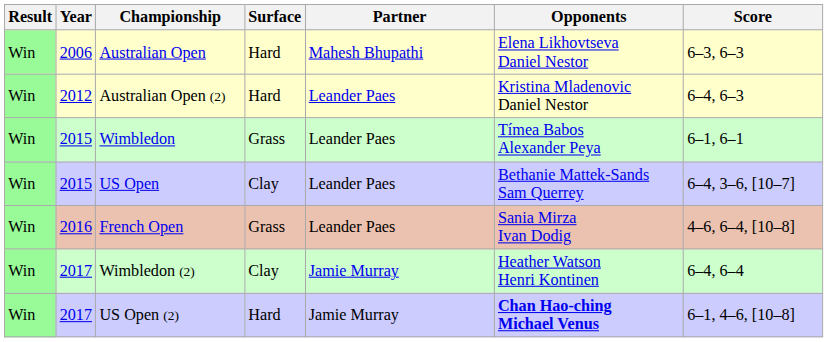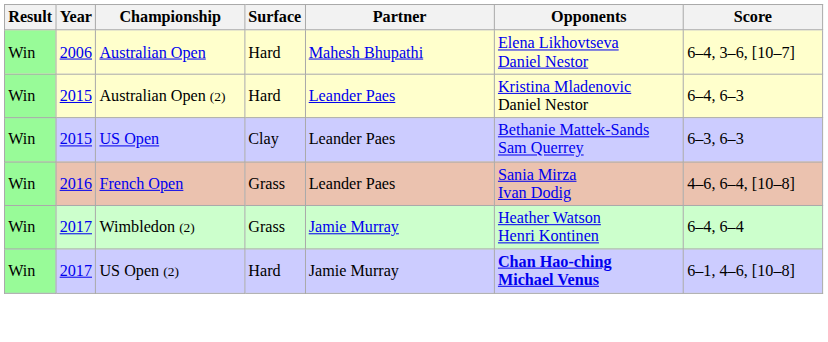(715, 52) 6–3, 6–3 -> (741, 52) 6–4, 3–6, [10–7]
(76, 95) 2012 -> (76, 95) 2015
- row: (137, 139)
(741, 183) 6–4, 3–6, [10–7] -> (715, 139) 6–3, 6–3
(264, 271) Clay -> (267, 227) Grass
